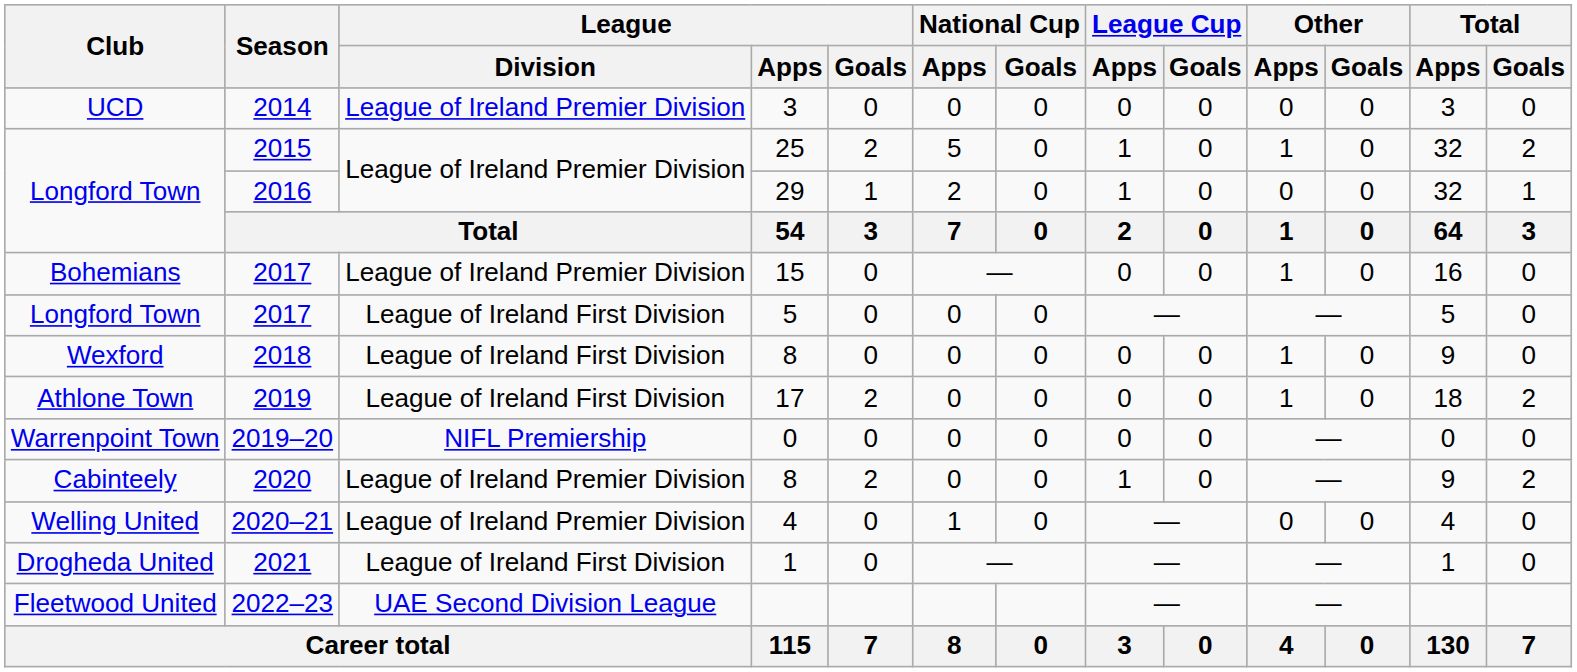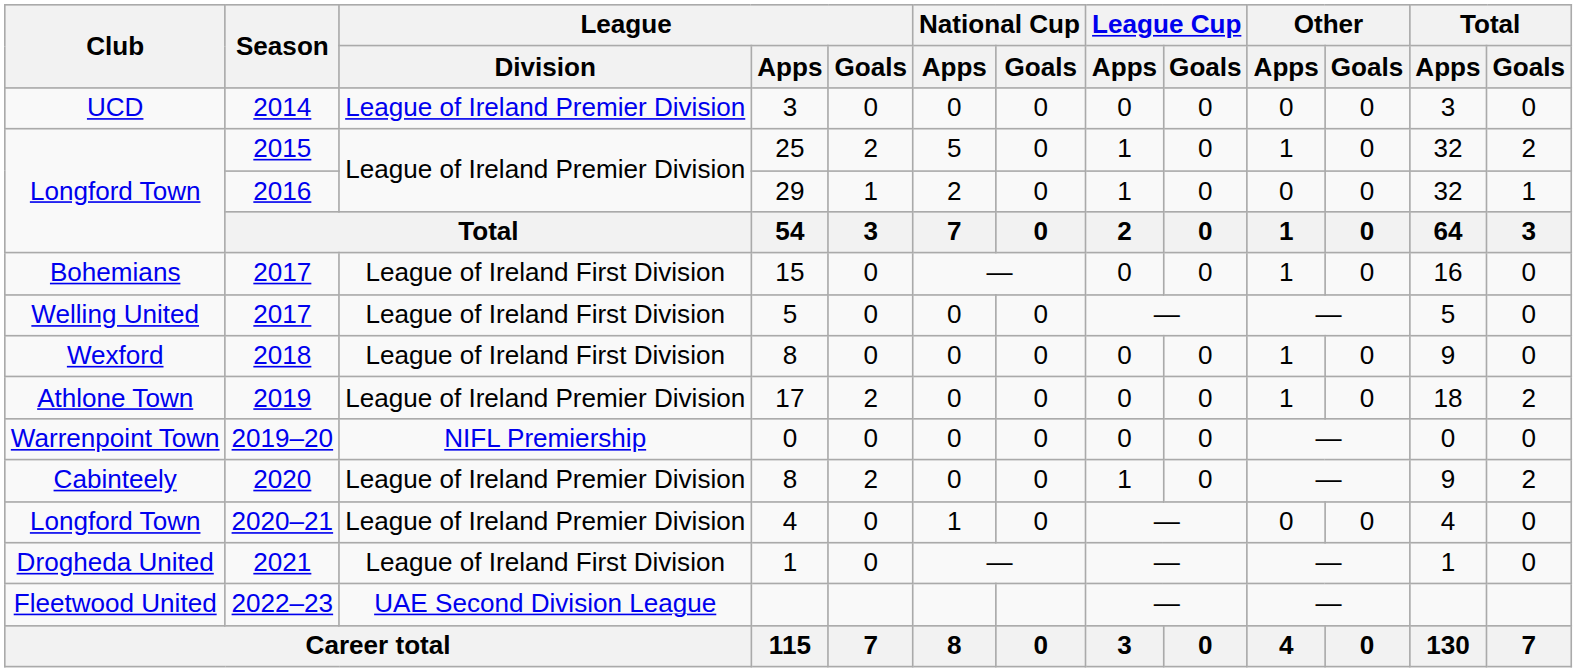(545, 273) League of Ireland Premier Division -> (545, 273) League of Ireland First Division
(115, 314) Longford Town -> (115, 314) Welling United
(545, 397) League of Ireland First Division -> (545, 397) League of Ireland Premier Division
(115, 521) Welling United -> (115, 521) Longford Town
